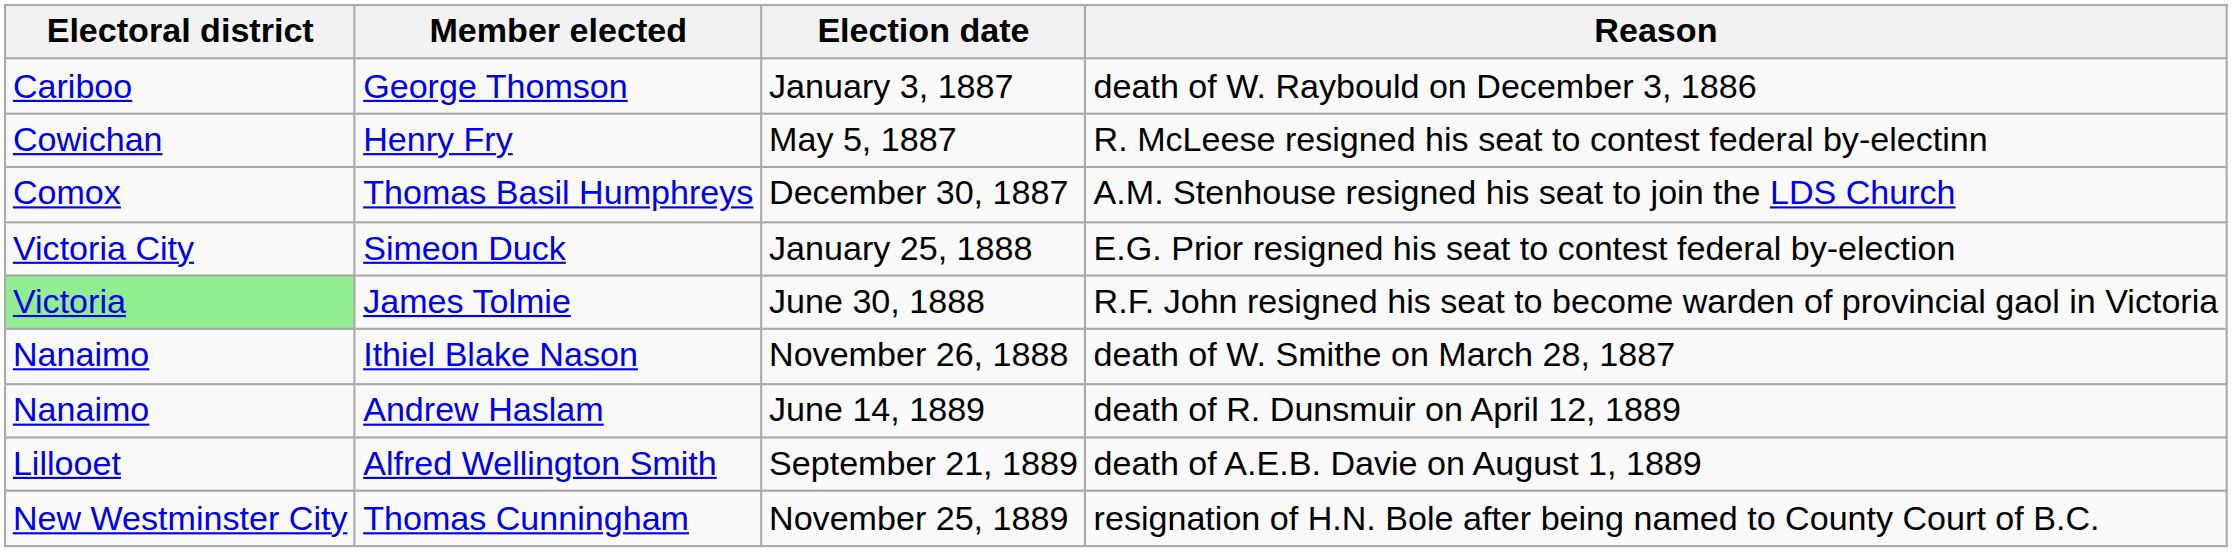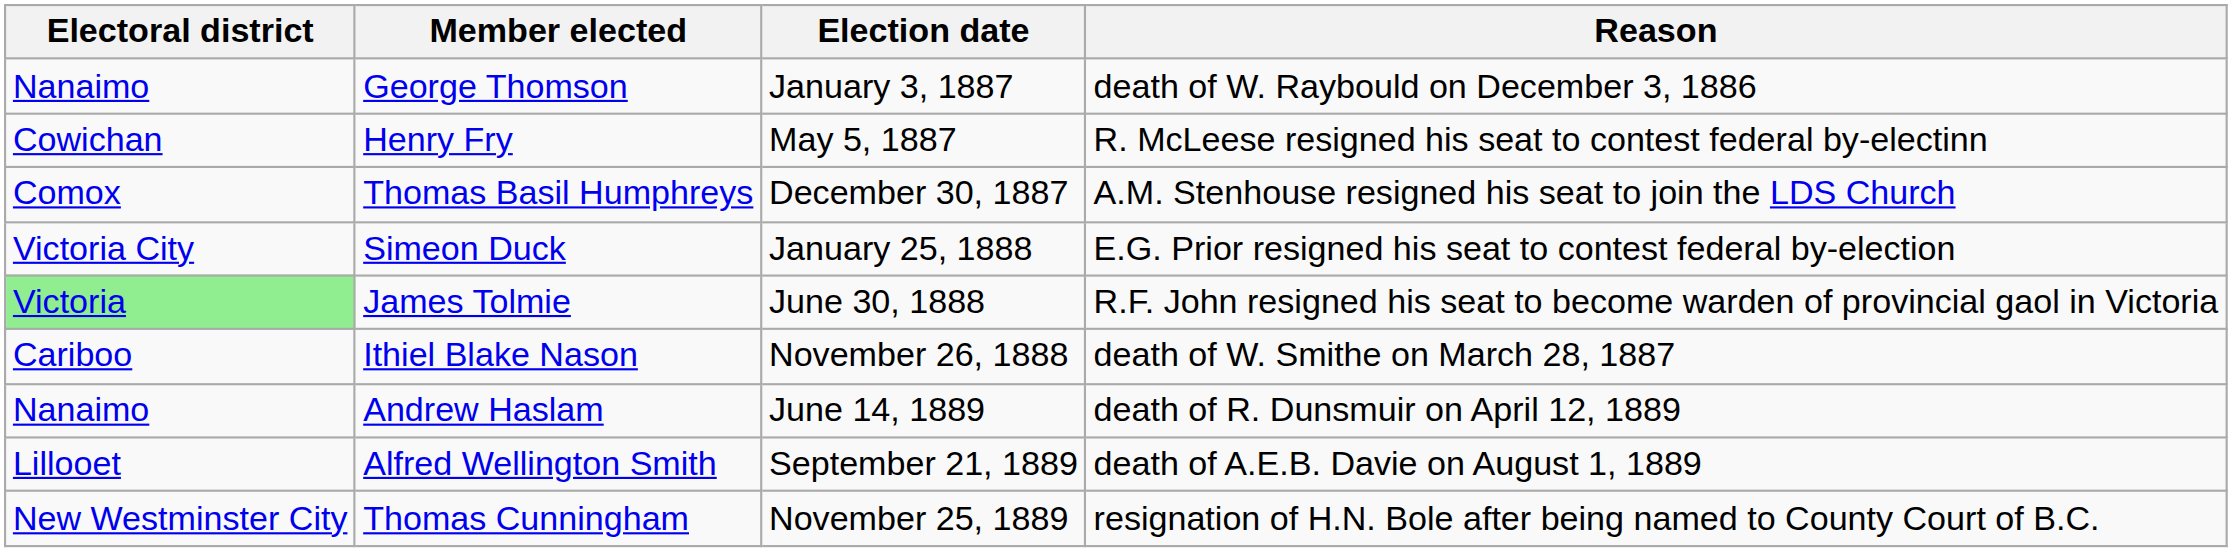(73, 85) Cariboo -> (81, 85) Nanaimo
(81, 355) Nanaimo -> (73, 355) Cariboo
